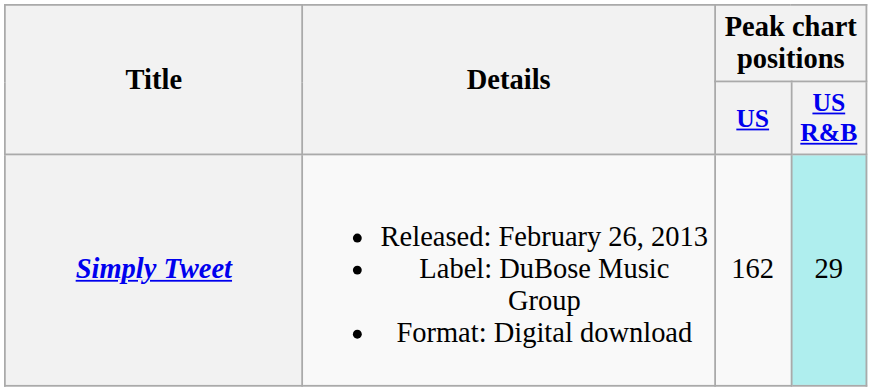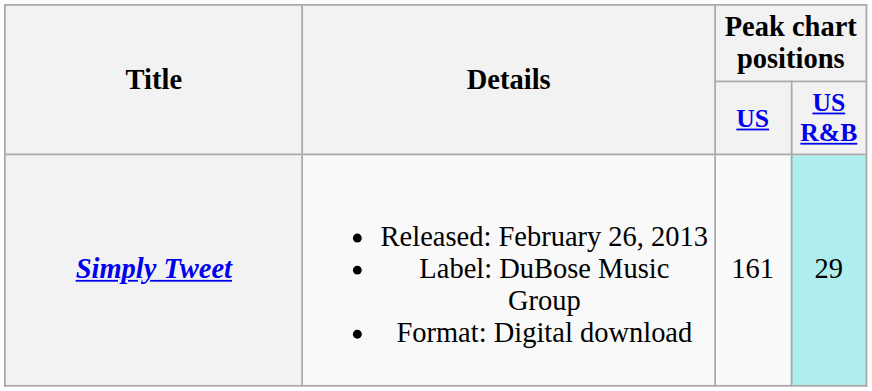(753, 269) 162 -> (753, 269) 161
